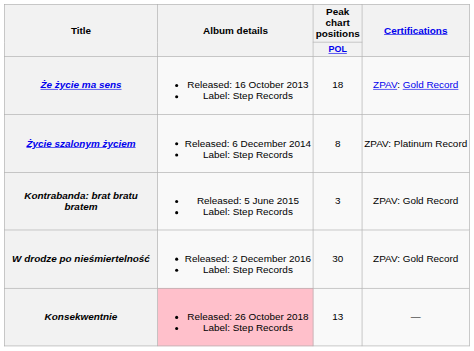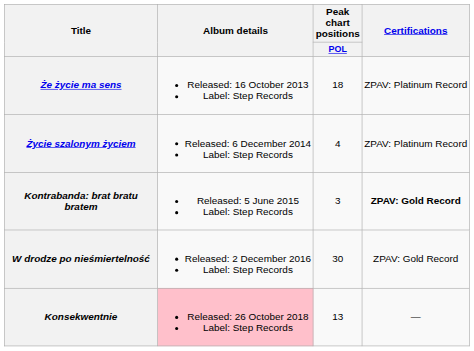(416, 85) ZPAV: Gold Record -> (416, 85) ZPAV: Platinum Record
(338, 143) 8 -> (338, 143) 4
(416, 201) normal -> (416, 201) bold
